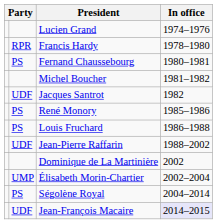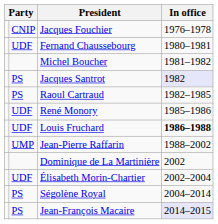- row: (68, 29)
+ row: (76, 29)
- row: (68, 45)
(17, 62) PS -> (22, 45) UDF
(22, 95) UDF -> (17, 78) PS
(173, 95) no background -> (174, 78) lavender background
+ row: (72, 95)
(17, 111) PS -> (22, 111) UDF
(17, 128) PS -> (22, 128) UDF
(186, 128) normal -> (187, 128) bold
(22, 144) UDF -> (23, 144) UMP
(23, 177) UMP -> (22, 177) UDF
(22, 210) UDF -> (17, 210) PS
